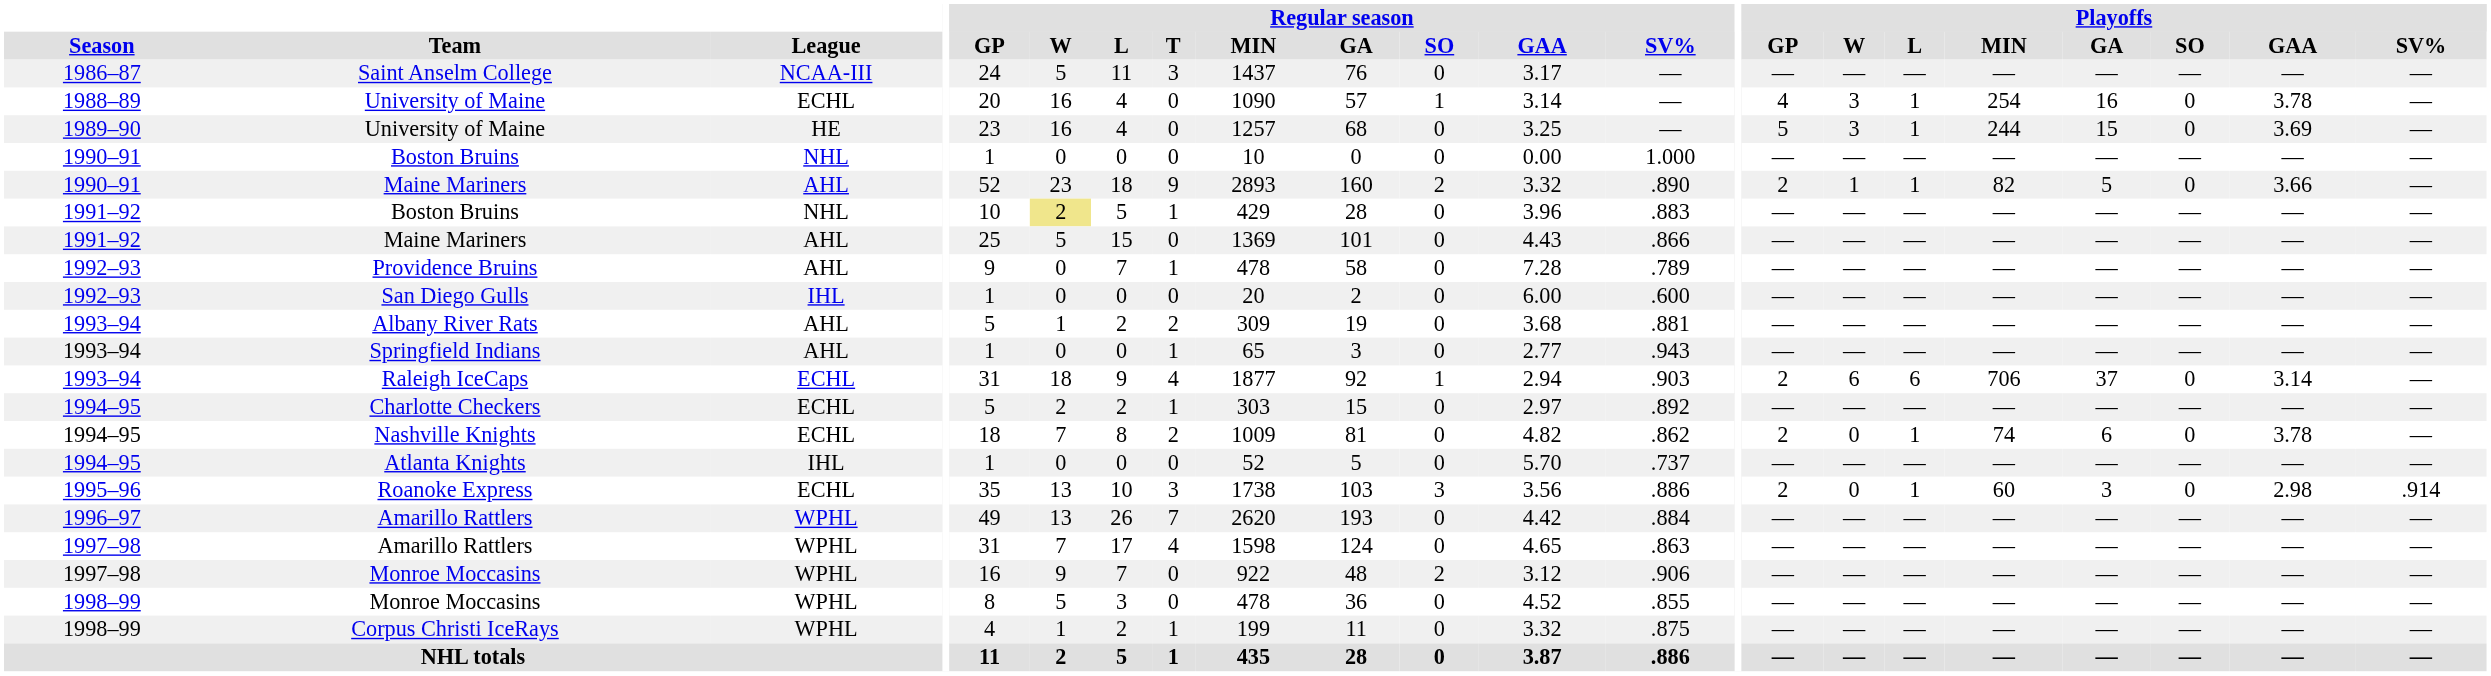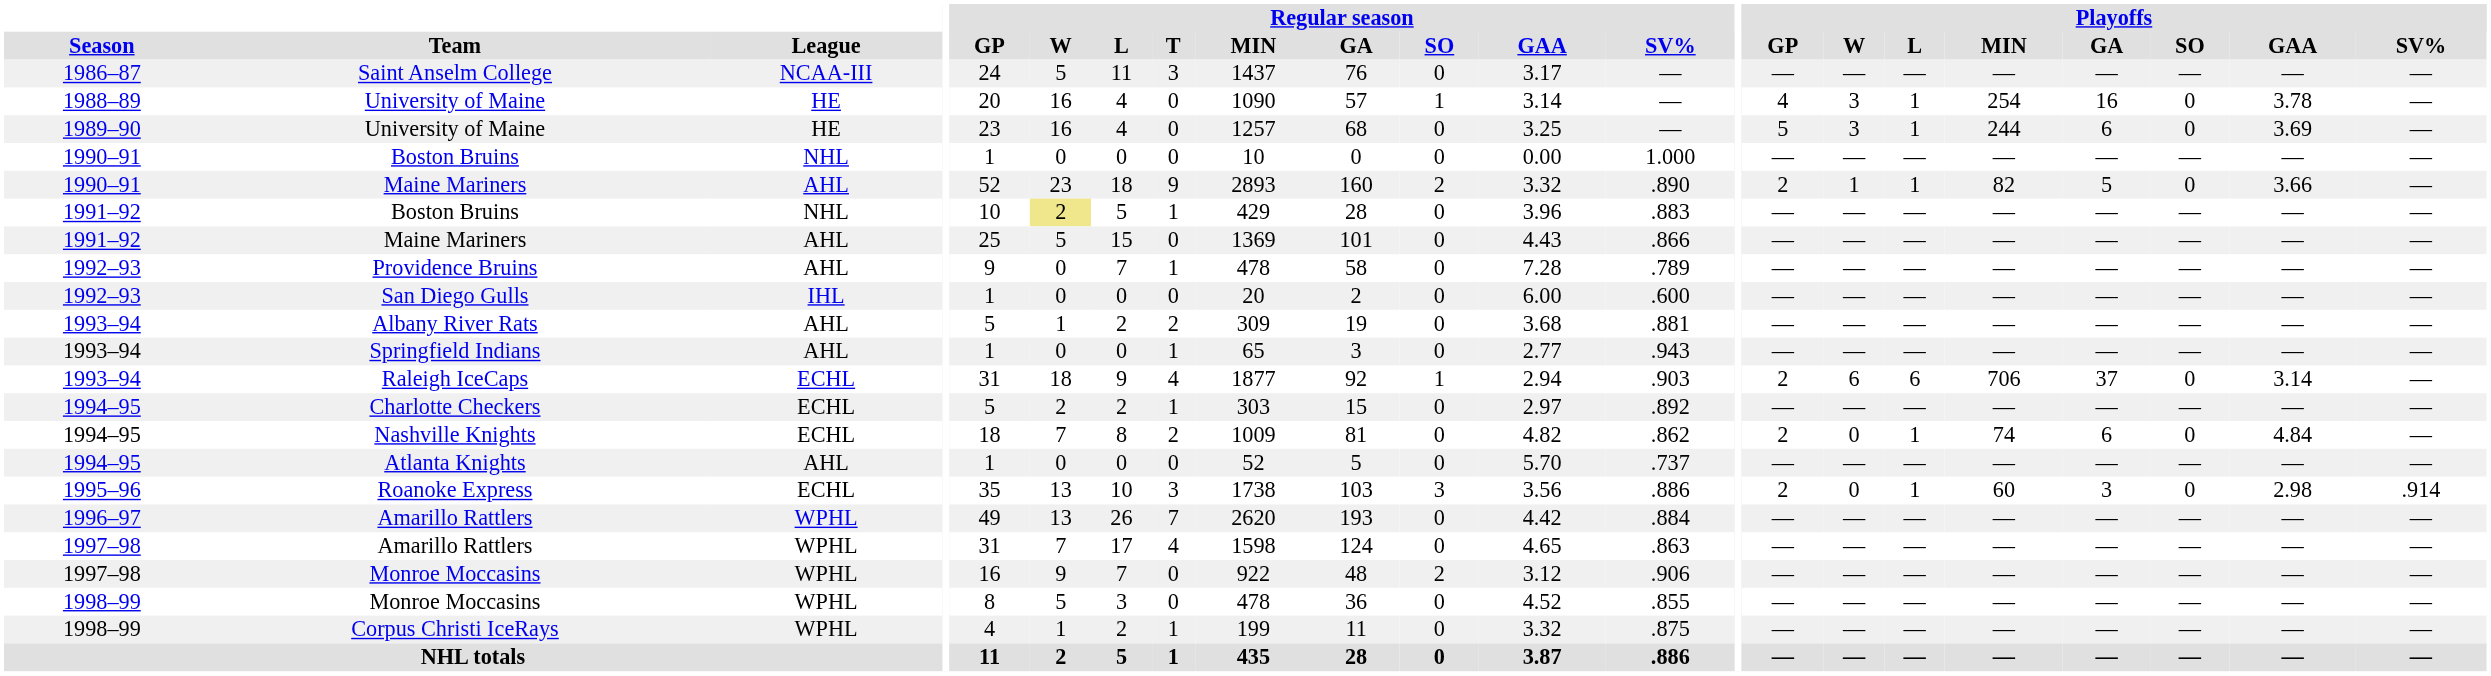(826, 101) ECHL -> (826, 101) HE
(2107, 128) 15 -> (2107, 128) 6
(2293, 434) 3.78 -> (2293, 434) 4.84
(826, 462) IHL -> (826, 462) AHL
